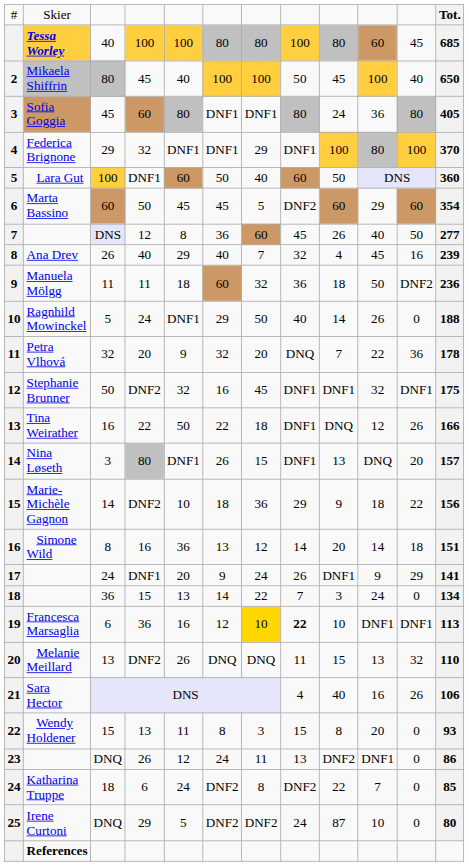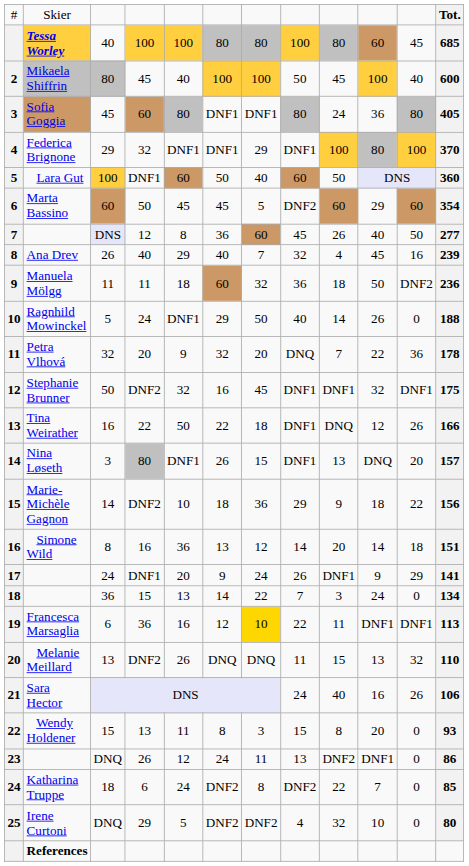(450, 78) 650 -> (450, 78) 600
(300, 624) bold -> (300, 624) normal
(339, 624) 10 -> (339, 624) 11
(300, 695) 4 -> (300, 695) 24
(300, 822) 24 -> (300, 822) 4
(339, 822) 87 -> (339, 822) 32
